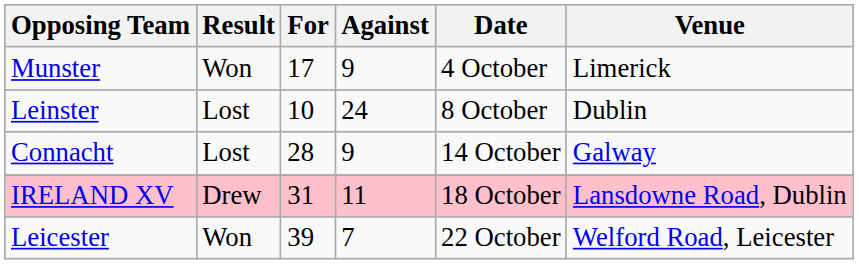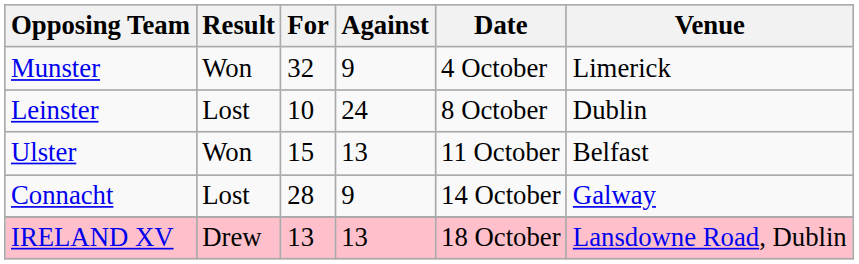(301, 68) 17 -> (301, 68) 32
+ row: (44, 152)
(301, 195) 31 -> (301, 237) 13
(354, 195) 11 -> (355, 237) 13
- row: (60, 237)
